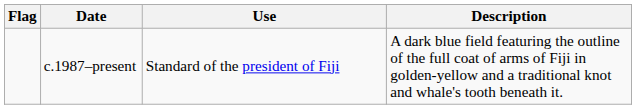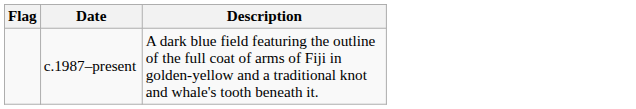- column: (264, 16)
